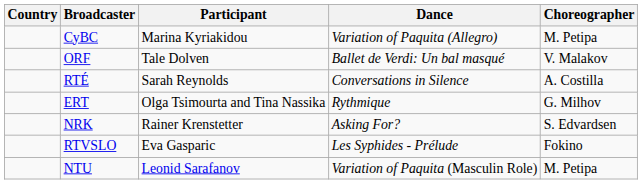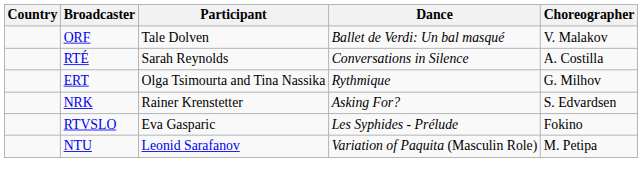- row: (81, 37)
